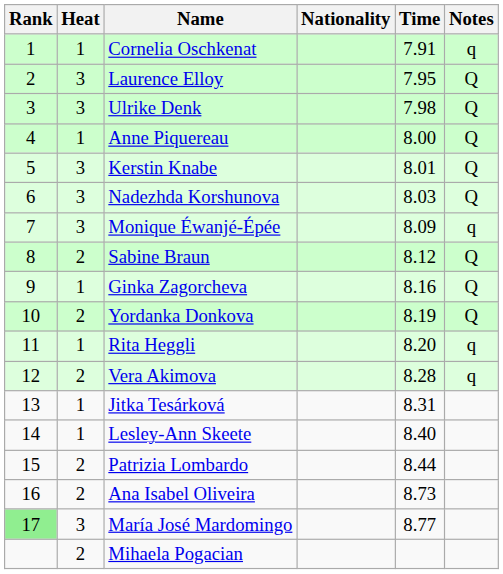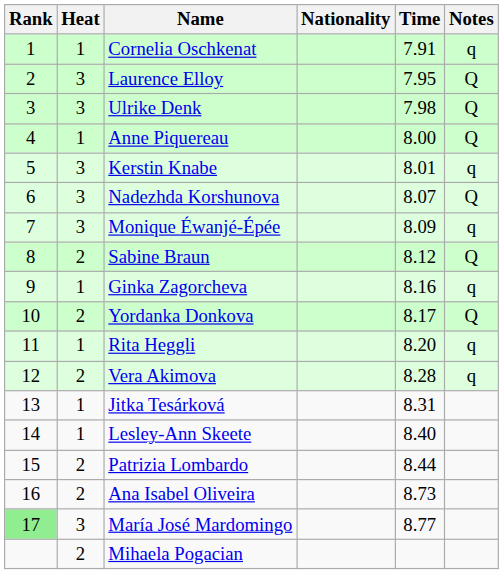(471, 167) Q -> (471, 167) q
(420, 197) 8.03 -> (420, 197) 8.07
(471, 286) Q -> (471, 286) q
(420, 316) 8.19 -> (420, 316) 8.17
